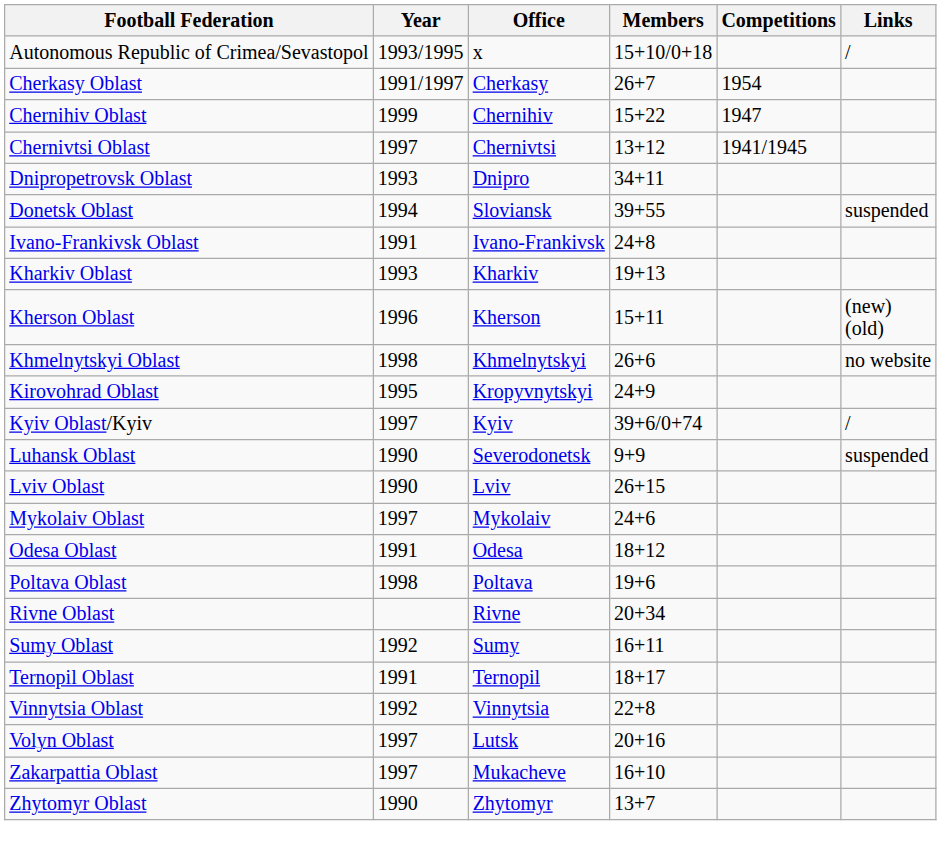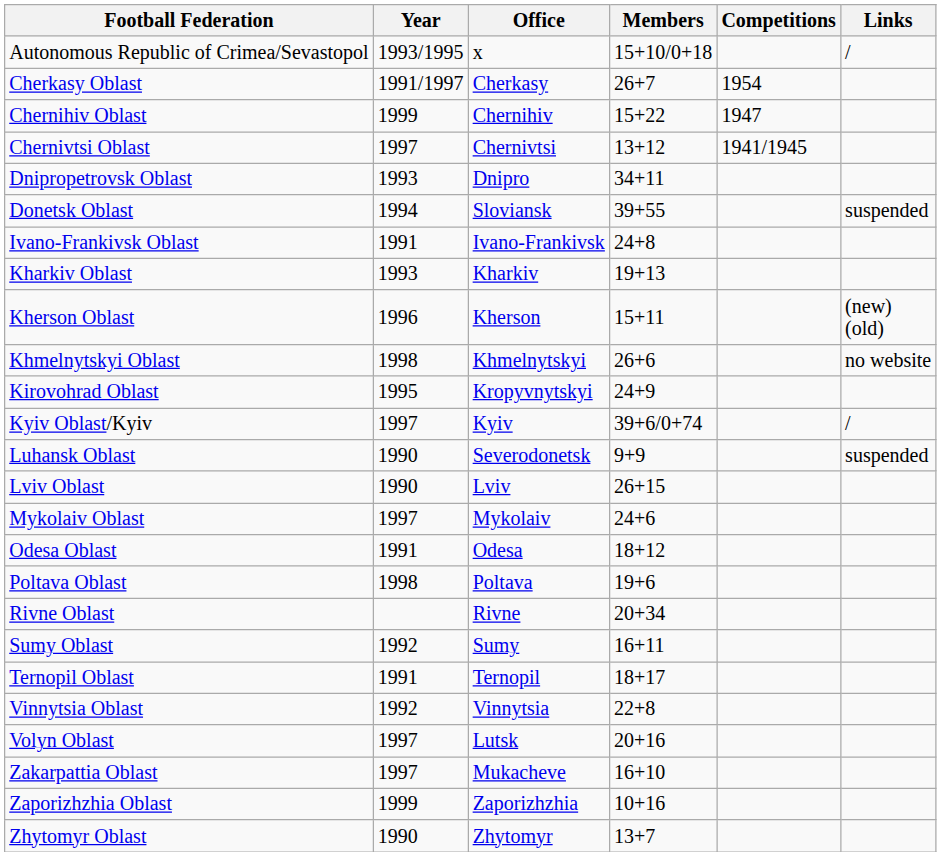+ row: (91, 804)
